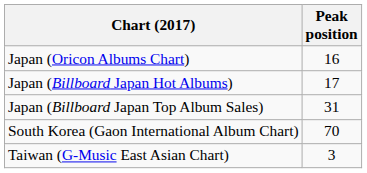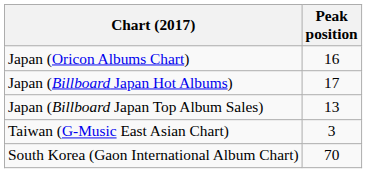(332, 107) 31 -> (332, 107) 13
rows swapped: (153, 131) <-> (118, 155)
